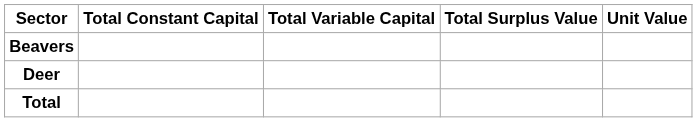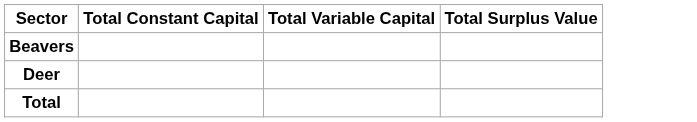- column: (647, 18)
